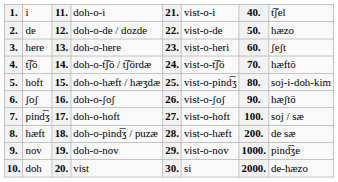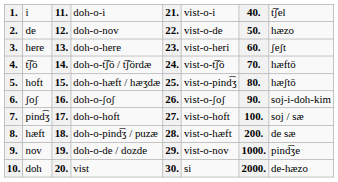(110, 30) doh-o-de / dozde -> (96, 30) doh-o-nov
(301, 82) soj-i-doh-kim -> (283, 82) hæʃtö
(283, 99) hæʃtö -> (301, 99) soj-i-doh-kim
(96, 151) doh-o-nov -> (110, 151) doh-o-de / dozde
